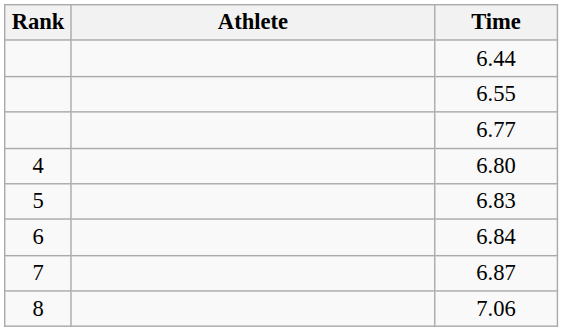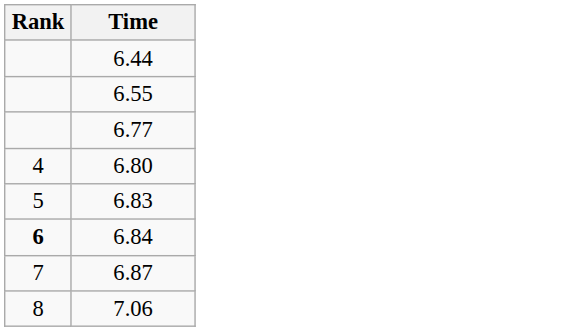- column: (253, 22)
(38, 237) normal -> (38, 237) bold
